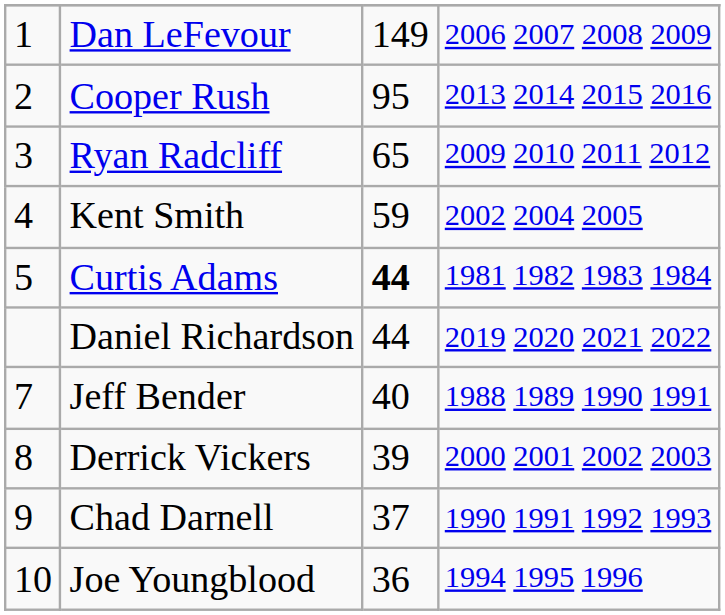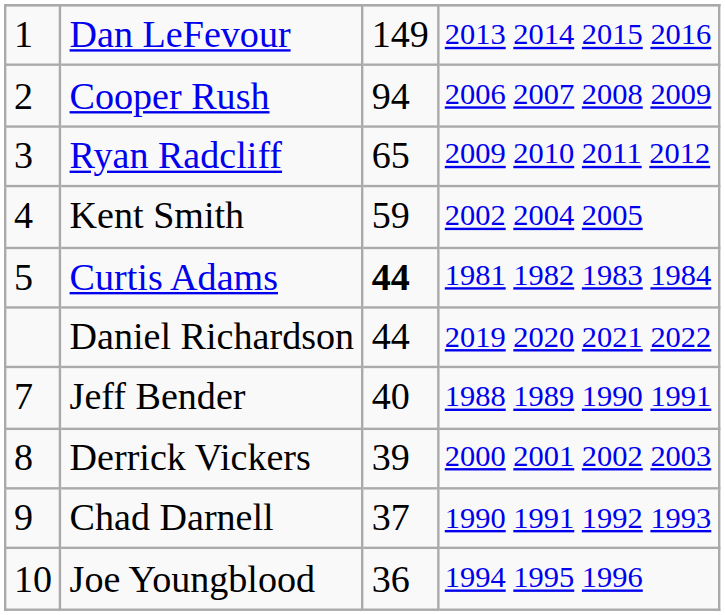(578, 34) 2006 2007 2008 2009 -> (578, 34) 2013 2014 2015 2016
(391, 95) 95 -> (391, 95) 94
(578, 95) 2013 2014 2015 2016 -> (578, 95) 2006 2007 2008 2009
